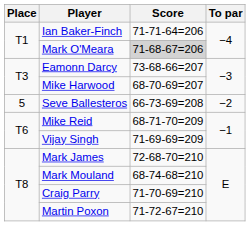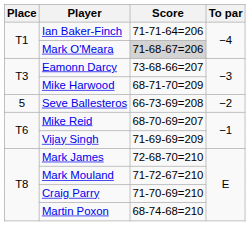(168, 85) 68-70-69=207 -> (168, 85) 68-71-70=209
(168, 121) 68-71-70=209 -> (168, 121) 68-70-69=207
(168, 175) 68-74-68=210 -> (168, 175) 71-72-67=210
(168, 211) 71-72-67=210 -> (168, 211) 68-74-68=210
